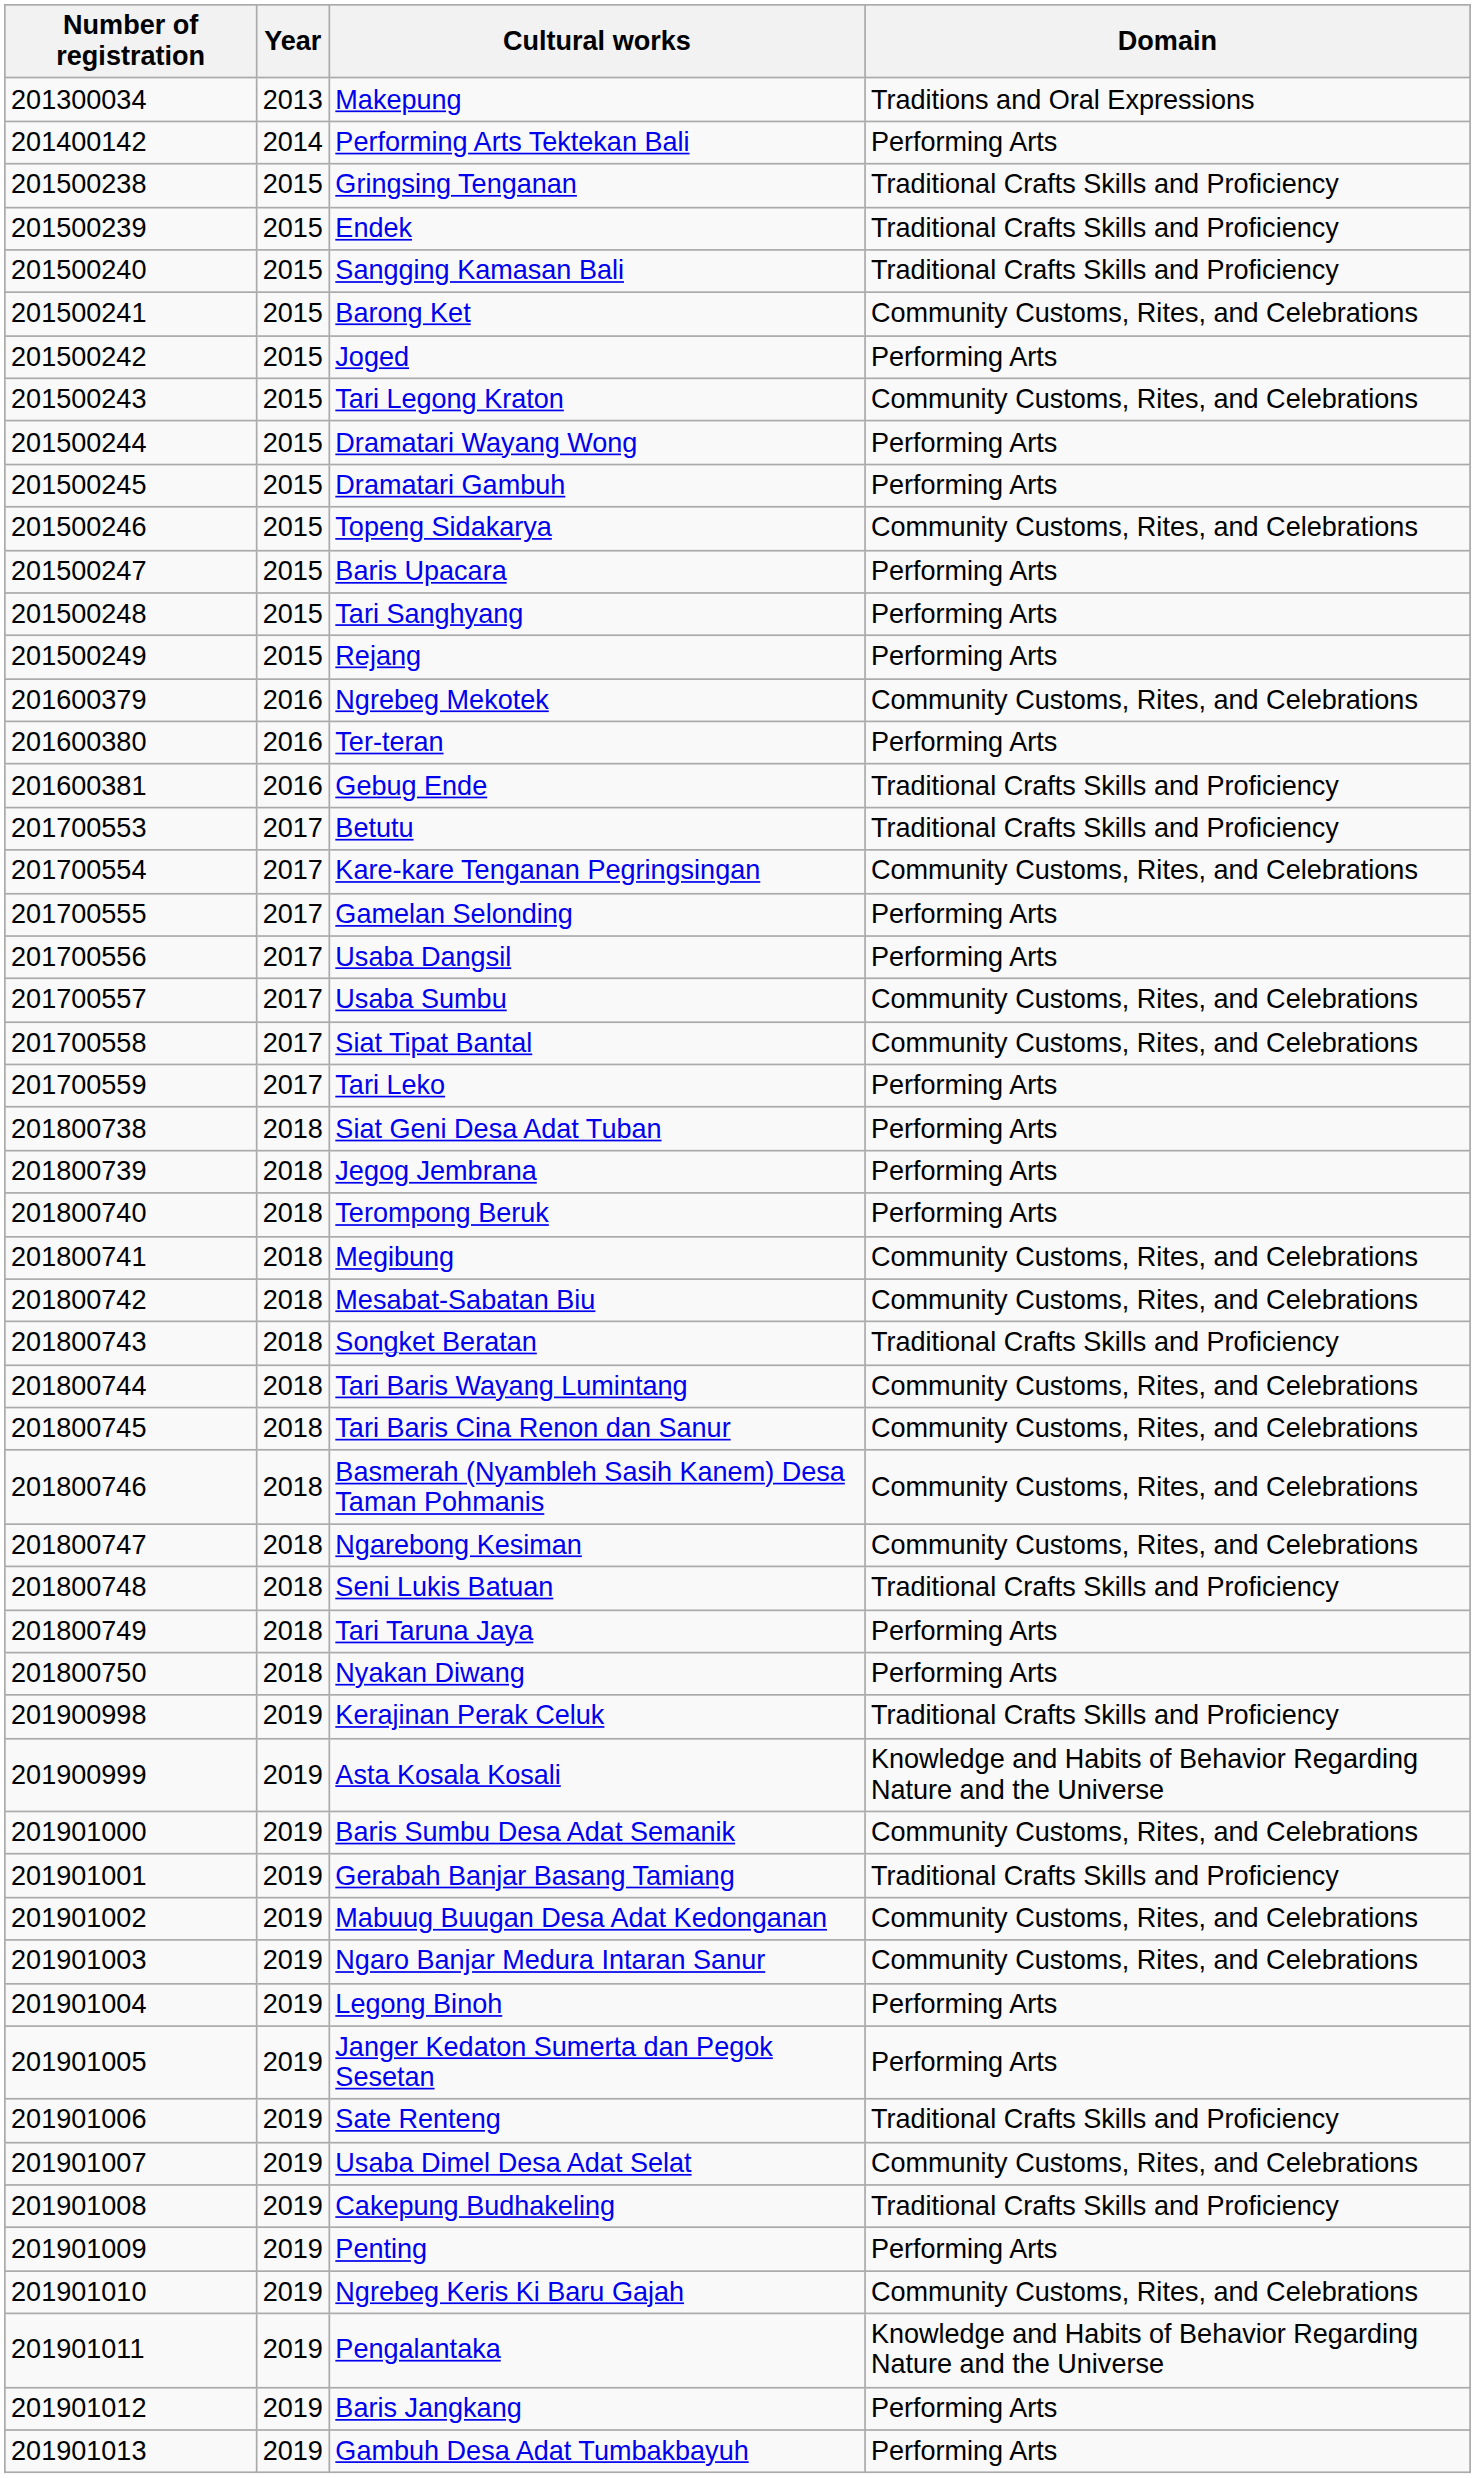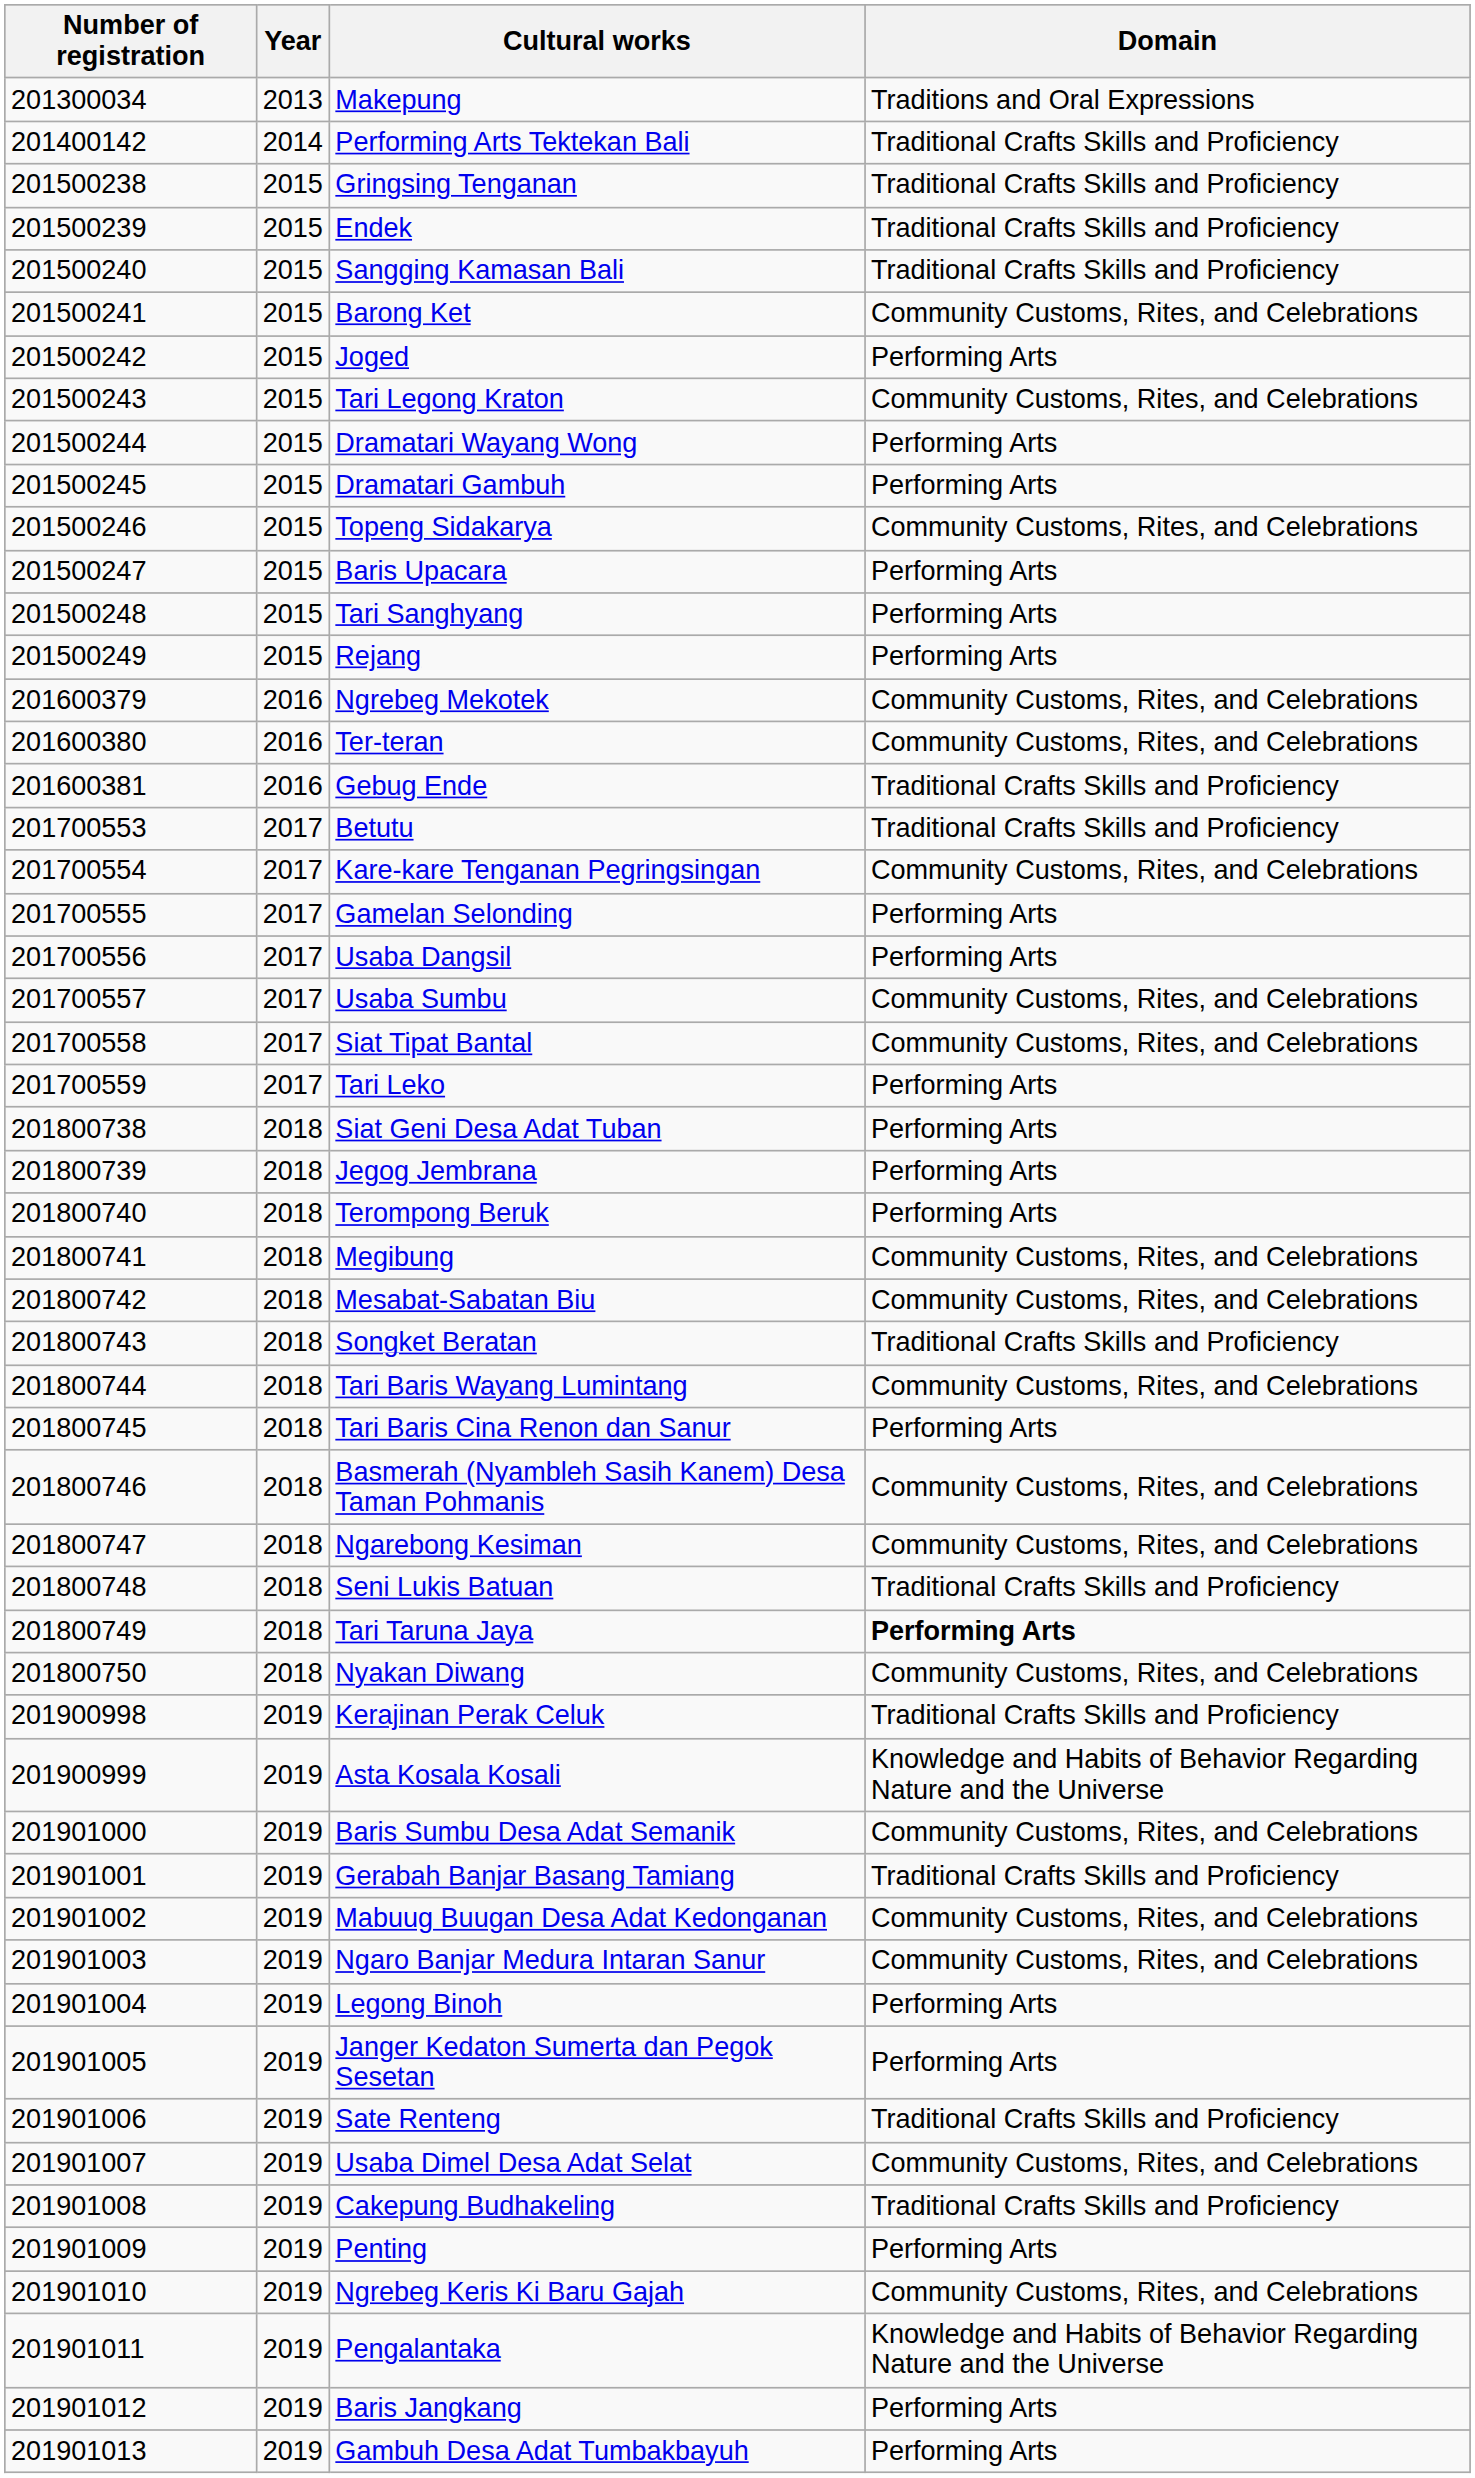(964, 142) Performing Arts -> (1105, 142) Traditional Crafts Skills and Proficiency
(964, 742) Performing Arts -> (1144, 742) Community Customs, Rites, and Celebrations
(1144, 1428) Community Customs, Rites, and Celebrations -> (964, 1428) Performing Arts
(964, 1630) normal -> (973, 1630) bold
(964, 1673) Performing Arts -> (1144, 1673) Community Customs, Rites, and Celebrations
